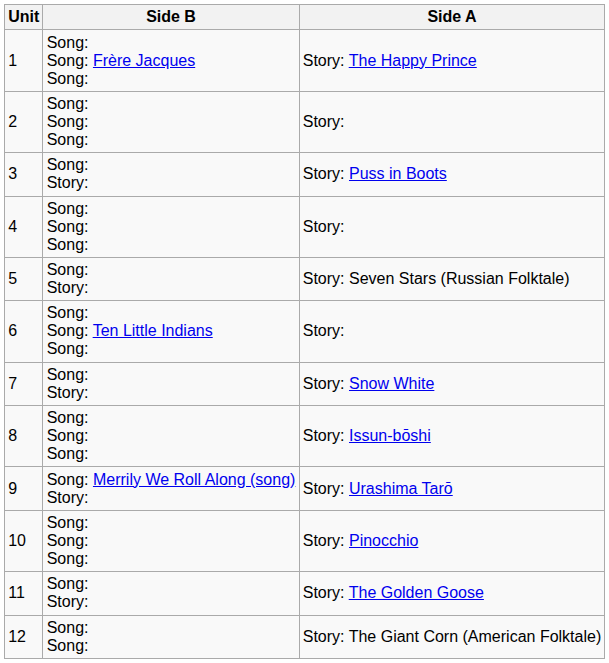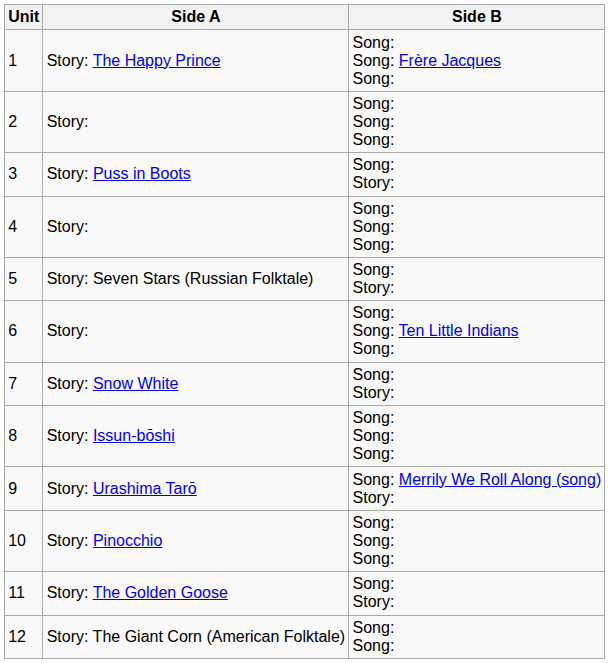columns swapped: (452, 17) <-> (171, 17)
